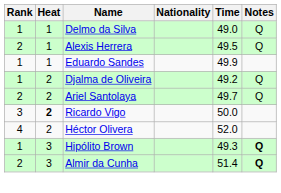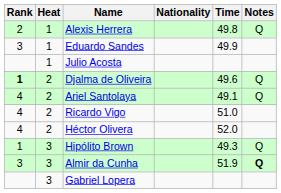- row: (101, 29)
(227, 46) 49.5 -> (227, 29) 49.8
(20, 63) 1 -> (20, 46) 3
+ row: (93, 63)
(20, 79) normal -> (20, 79) bold
(227, 79) 49.2 -> (227, 79) 49.6
(20, 96) 2 -> (20, 96) 4
(227, 96) 49.7 -> (227, 96) 49.1
(20, 113) 3 -> (20, 113) 4
(49, 113) bold -> (49, 113) normal
(227, 113) 50.0 -> (227, 113) 51.0
(259, 146) bold -> (259, 146) normal
(20, 163) 2 -> (20, 163) 3
(227, 163) 51.4 -> (227, 163) 51.9
+ row: (100, 180)
